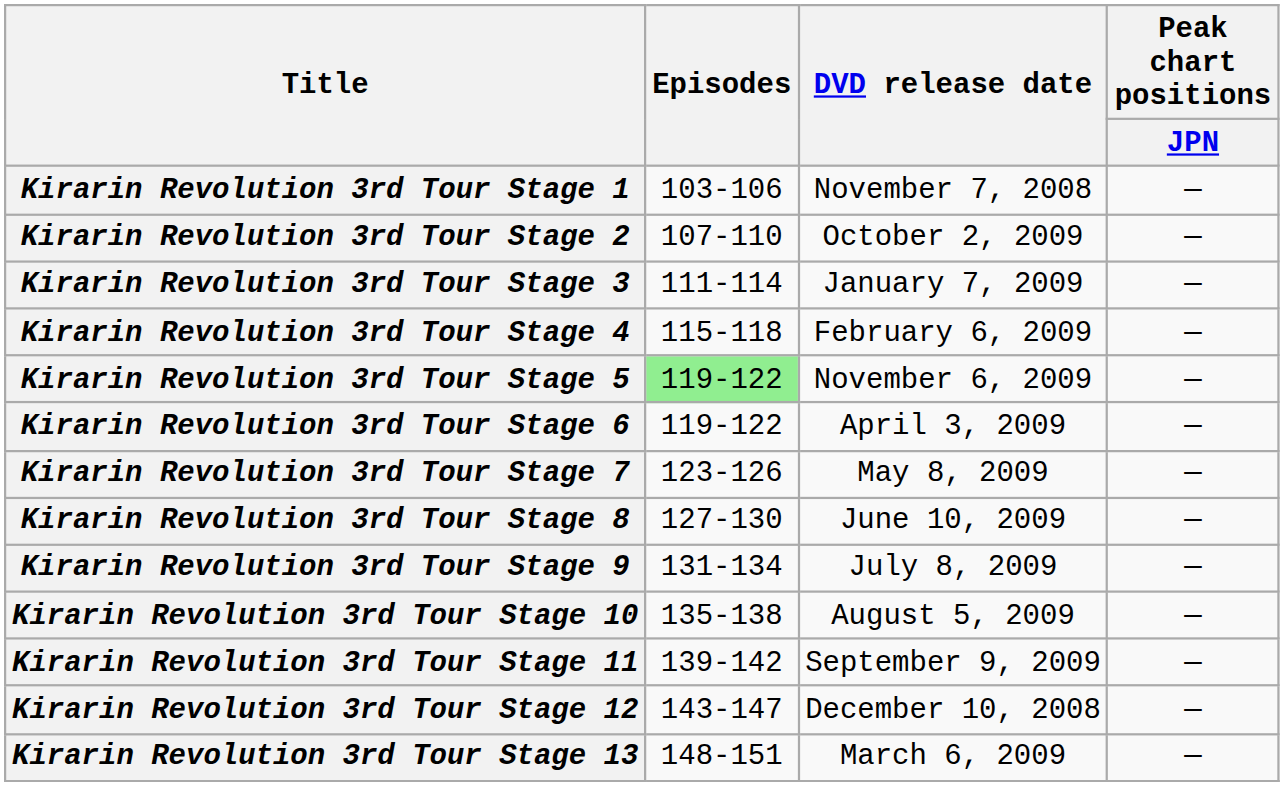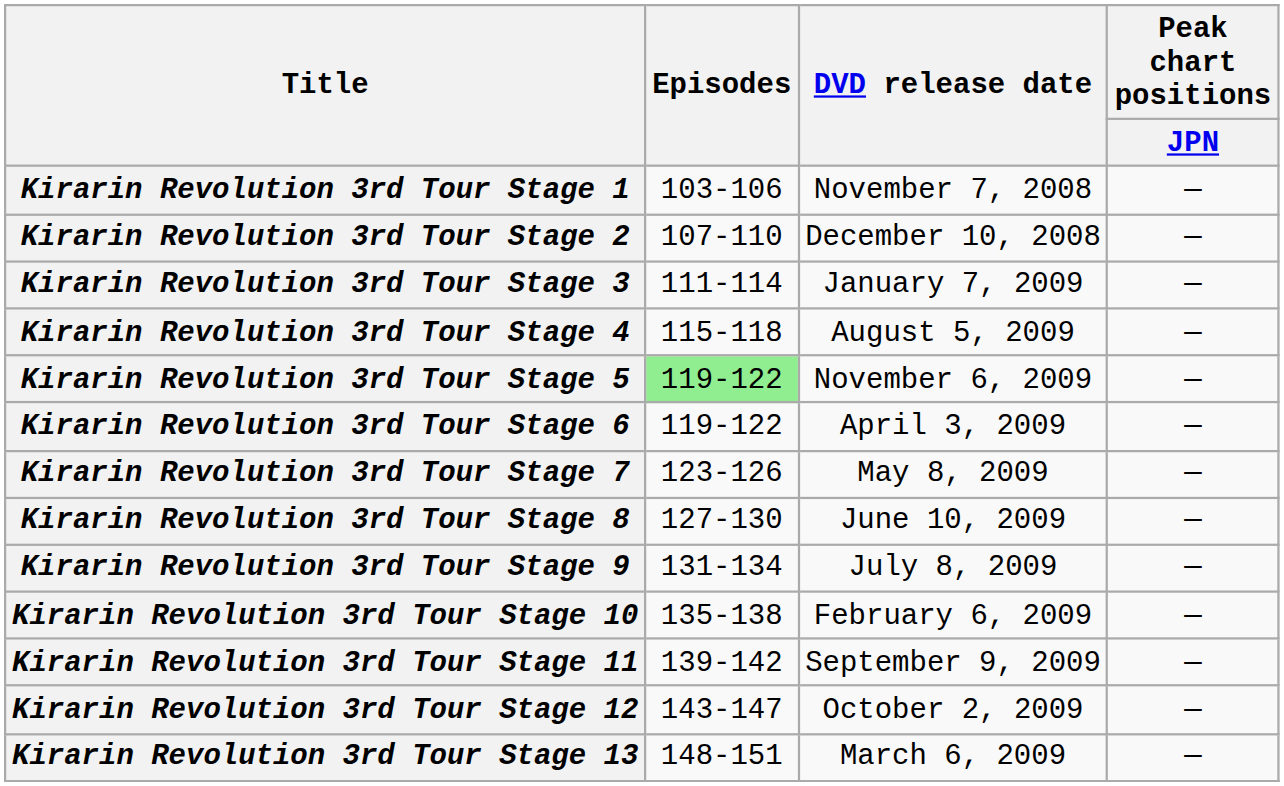(953, 237) October 2, 2009 -> (953, 237) December 10, 2008
(953, 332) February 6, 2009 -> (953, 332) August 5, 2009
(953, 615) August 5, 2009 -> (953, 615) February 6, 2009
(953, 710) December 10, 2008 -> (953, 710) October 2, 2009
